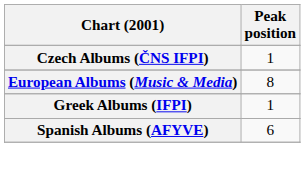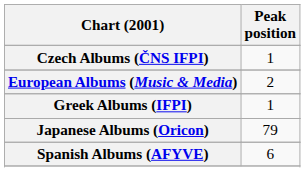(270, 81) 8 -> (270, 81) 2
+ row: (123, 130)
